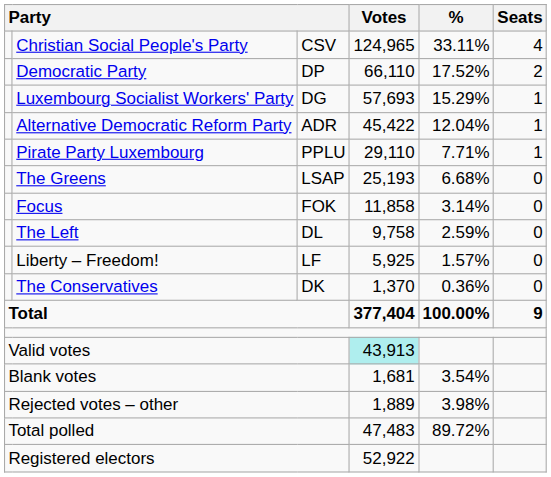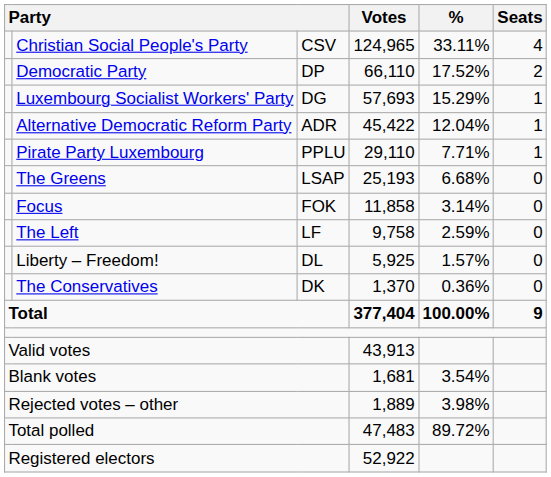(312, 233) DL -> (311, 233) LF
(311, 260) LF -> (312, 260) DL
(389, 350) paleturquoise background -> (389, 350) no background
